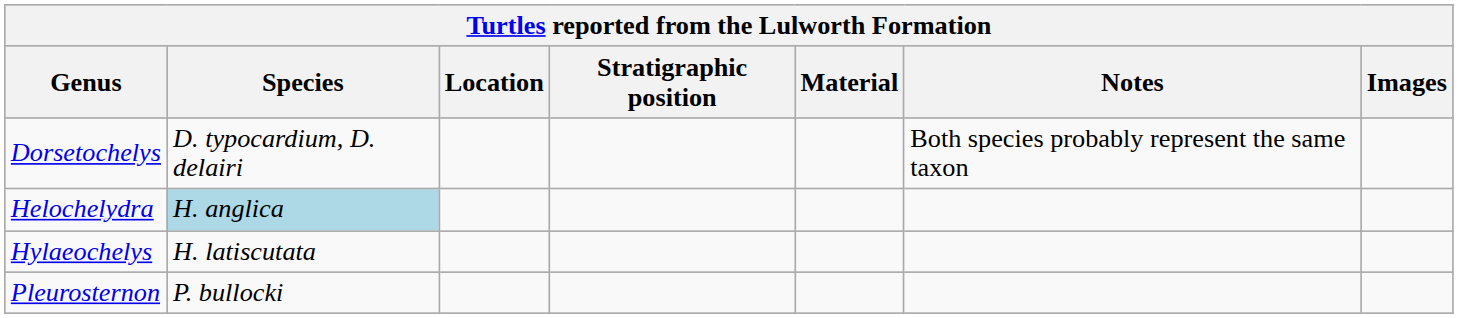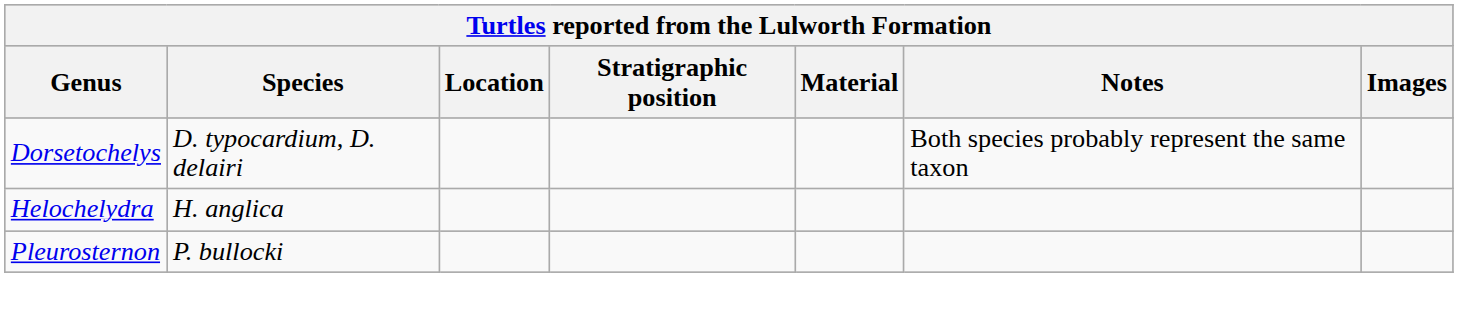(228, 209) lightblue background -> (228, 209) no background
- row: (82, 250)
